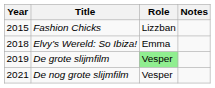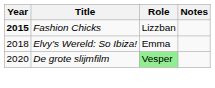(18, 28) normal -> (18, 28) bold
(18, 59) 2019 -> (18, 59) 2020
- row: (81, 75)
